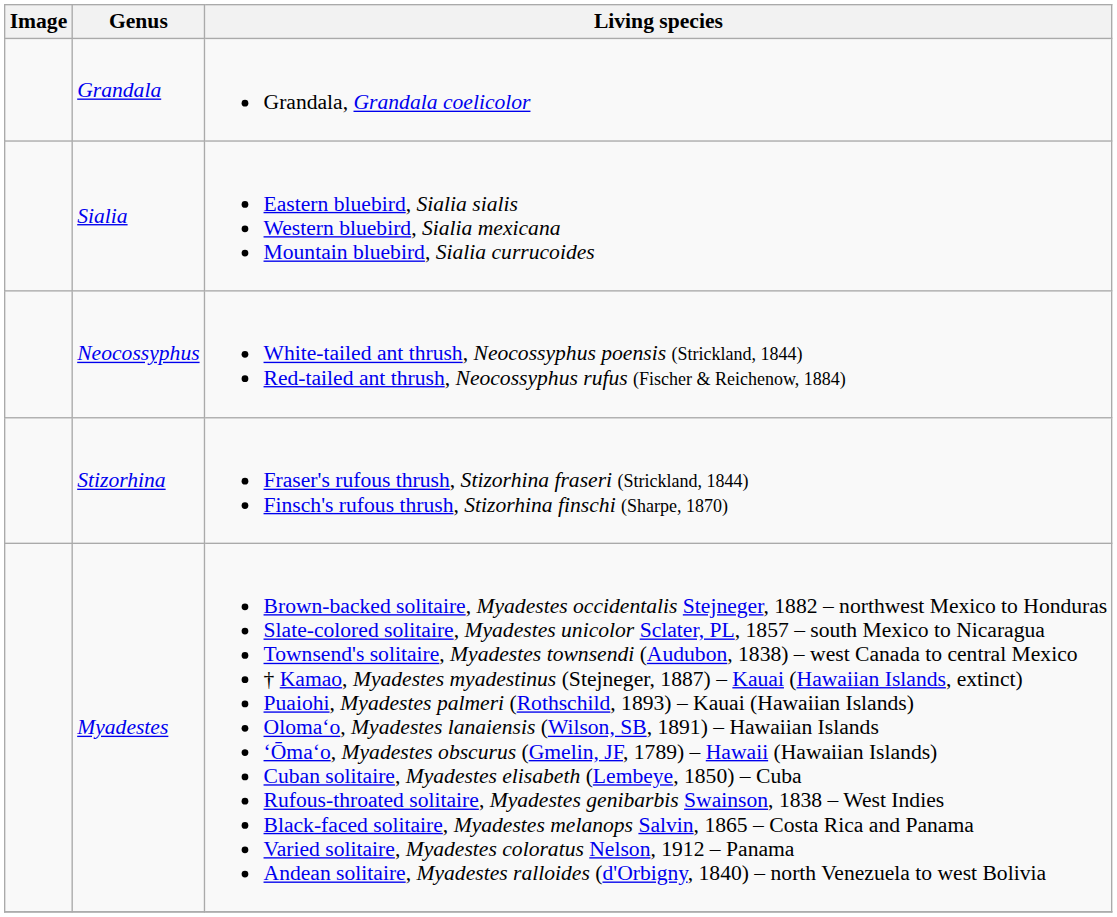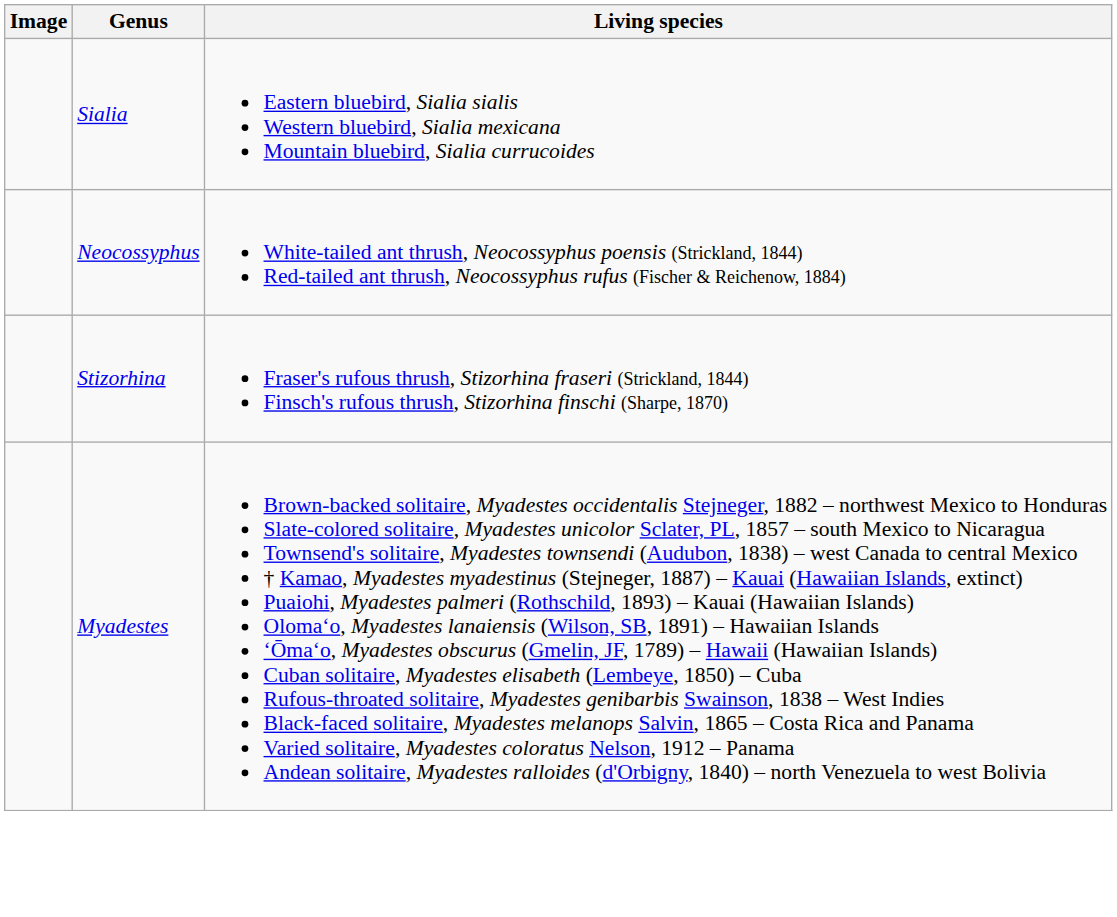- row: (119, 89)
